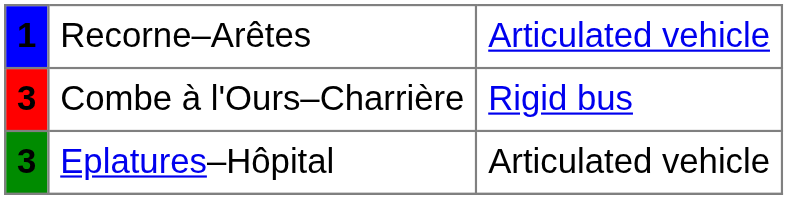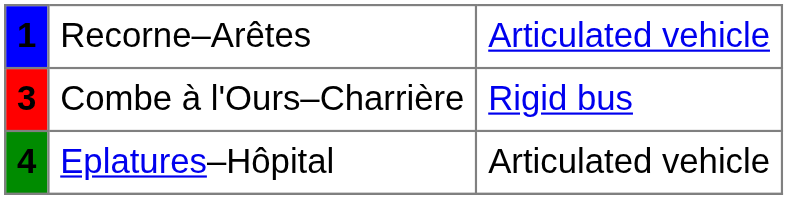(27, 161) 3 -> (27, 161) 4
